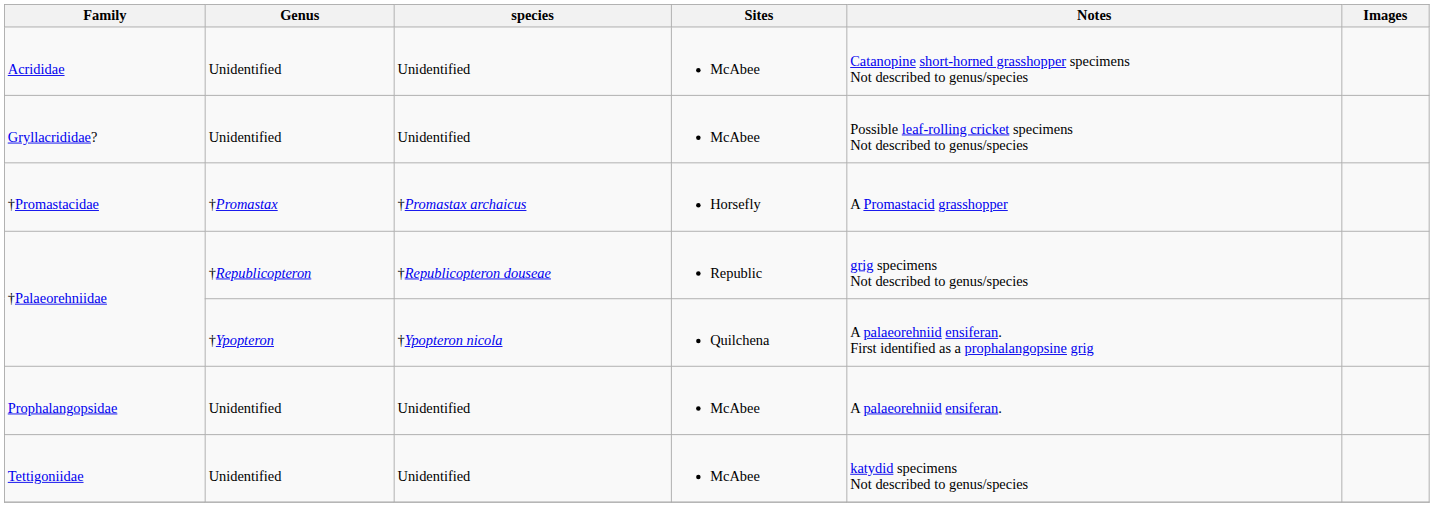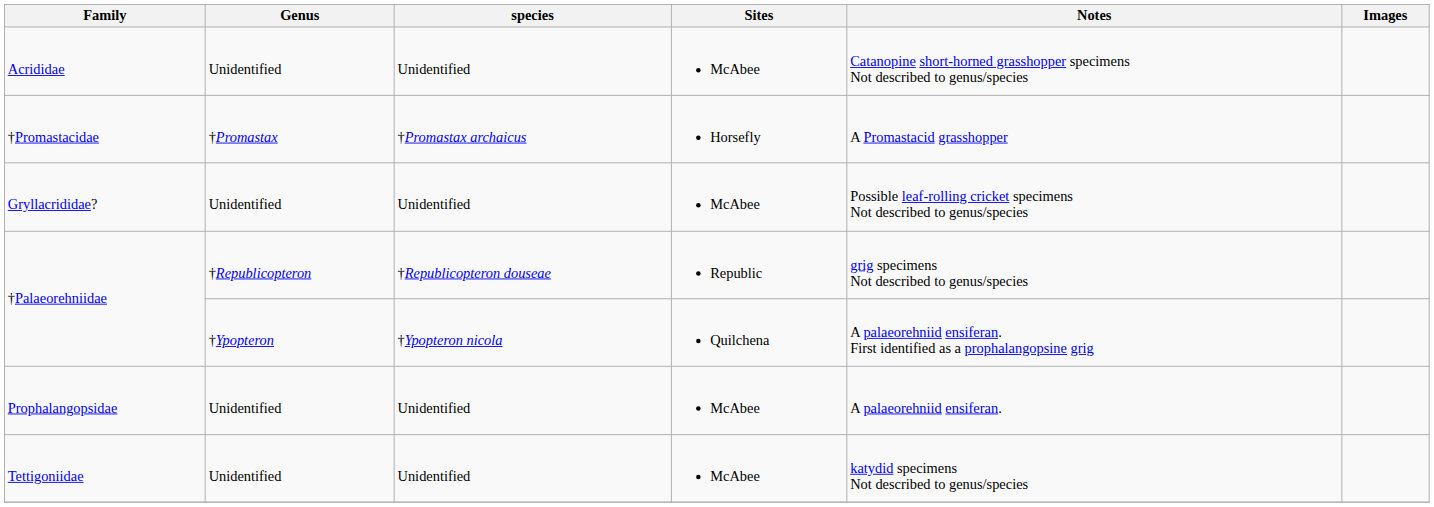rows swapped: (53, 137) <-> (53, 205)
